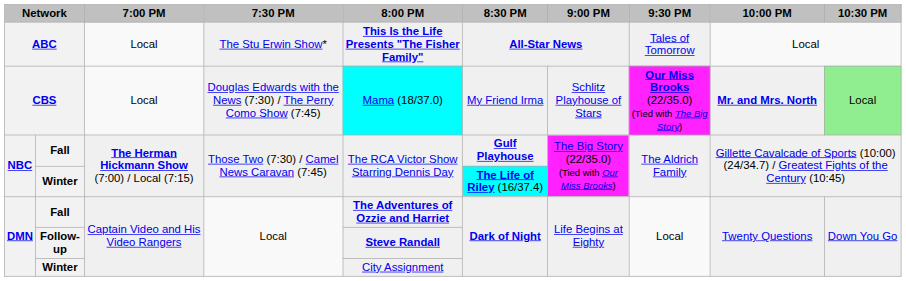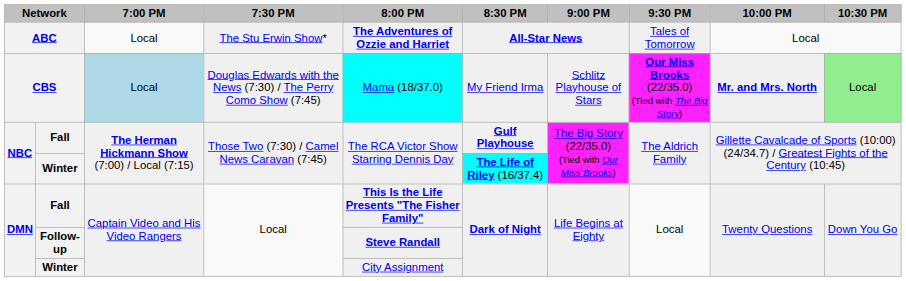(403, 44) This Is the Life Presents "The Fisher Family" -> (403, 37) The Adventures of Ozzie and Harriet
(144, 100) no background -> (144, 87) lightblue background
(403, 212) The Adventures of Ozzie and Harriet -> (403, 205) This Is the Life Presents "The Fisher Family"
